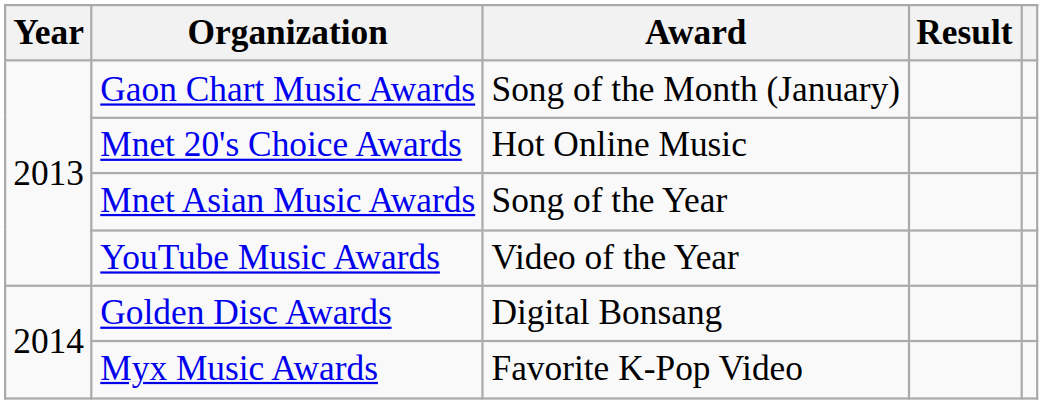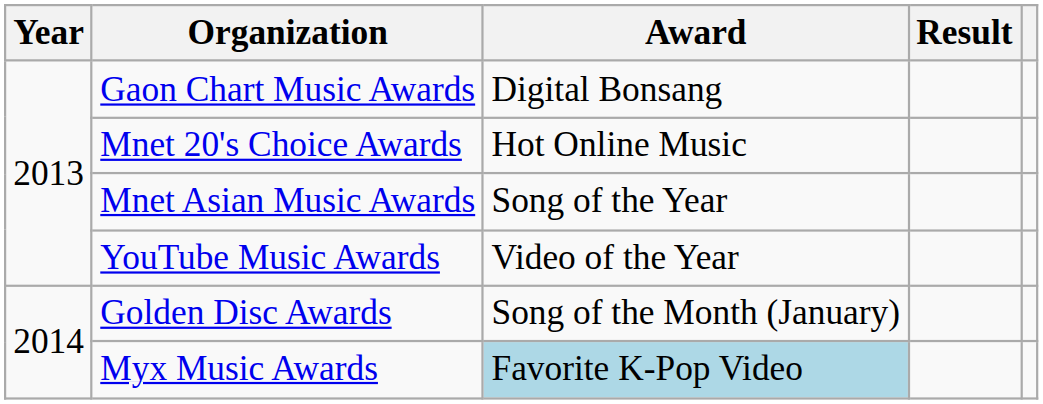(696, 88) Song of the Month (January) -> (607, 88) Digital Bonsang
(607, 312) Digital Bonsang -> (696, 312) Song of the Month (January)
(647, 369) no background -> (647, 369) lightblue background
